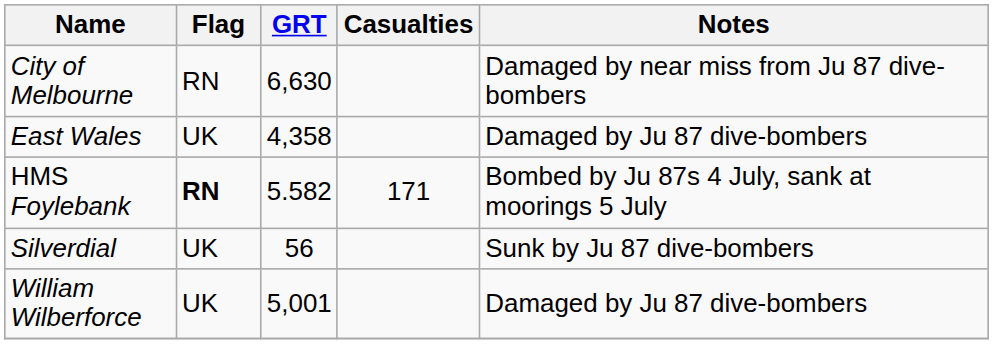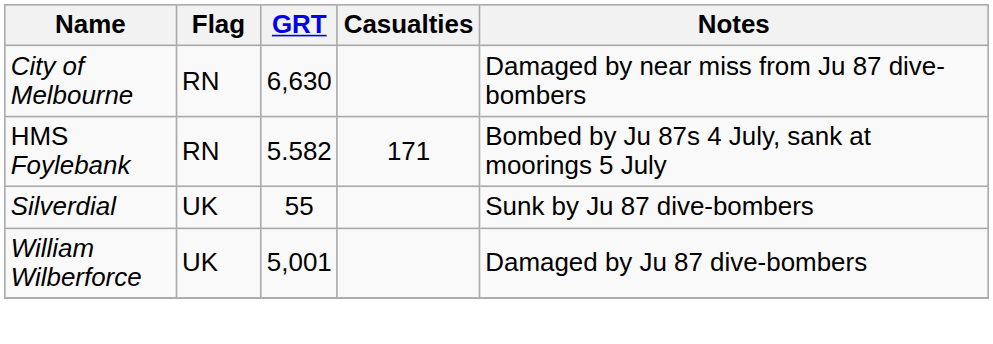- row: (76, 136)
(201, 192) bold -> (201, 151) normal
(299, 247) 56 -> (299, 206) 55
